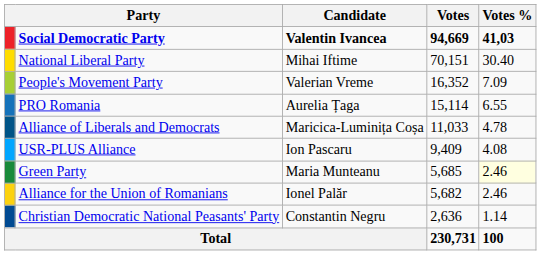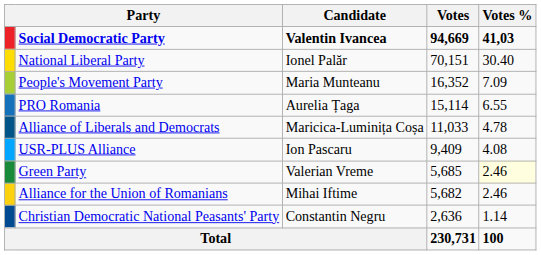(321, 60) Mihai Iftime -> (316, 60) Ionel Palăr
(329, 82) Valerian Vreme -> (333, 82) Maria Munteanu
(333, 171) Maria Munteanu -> (329, 171) Valerian Vreme
(316, 194) Ionel Palăr -> (321, 194) Mihai Iftime
